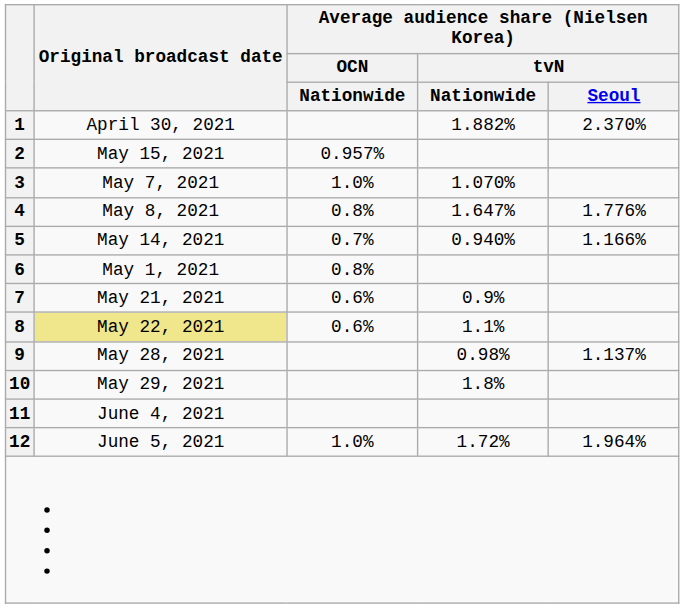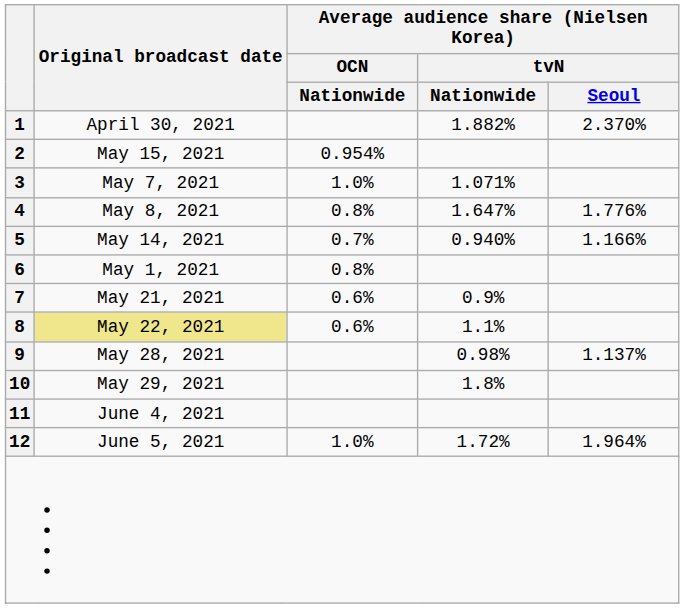(352, 154) 0.957% -> (352, 154) 0.954%
(483, 183) 1.070% -> (483, 183) 1.071%
